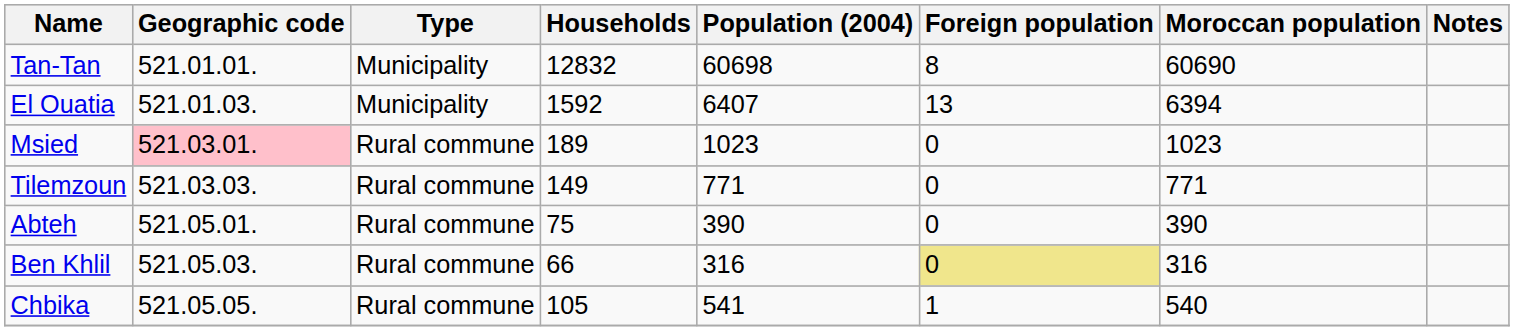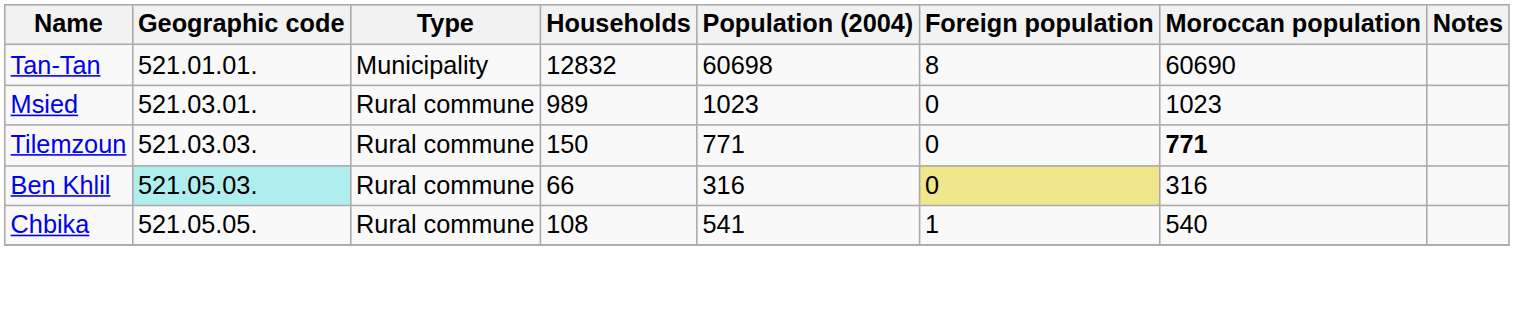- row: (63, 104)
(198, 144) pink background -> (198, 104) no background
(567, 144) 189 -> (567, 104) 989
(567, 184) 149 -> (567, 144) 150
(1187, 184) normal -> (1187, 144) bold
- row: (44, 225)
(198, 265) no background -> (198, 184) paleturquoise background
(567, 305) 105 -> (567, 225) 108
